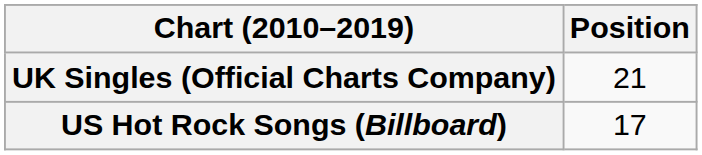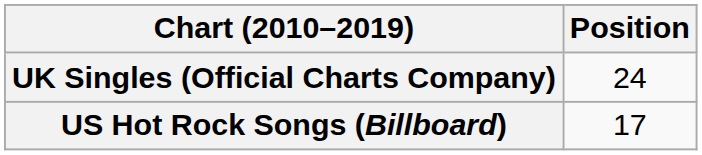(630, 76) 21 -> (630, 76) 24
